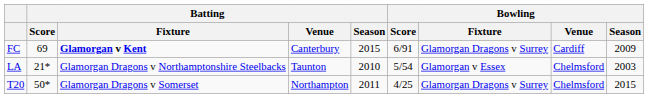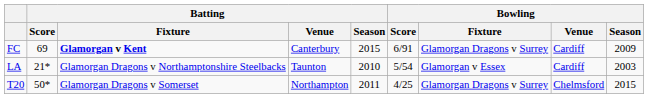(579, 67) Chelmsford -> (569, 67) Cardiff
